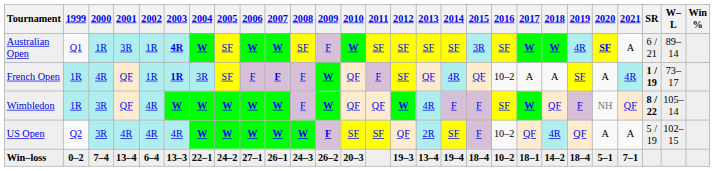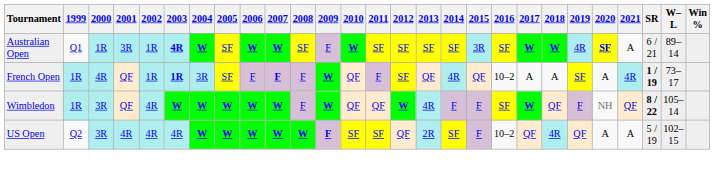- row: (27, 157)
